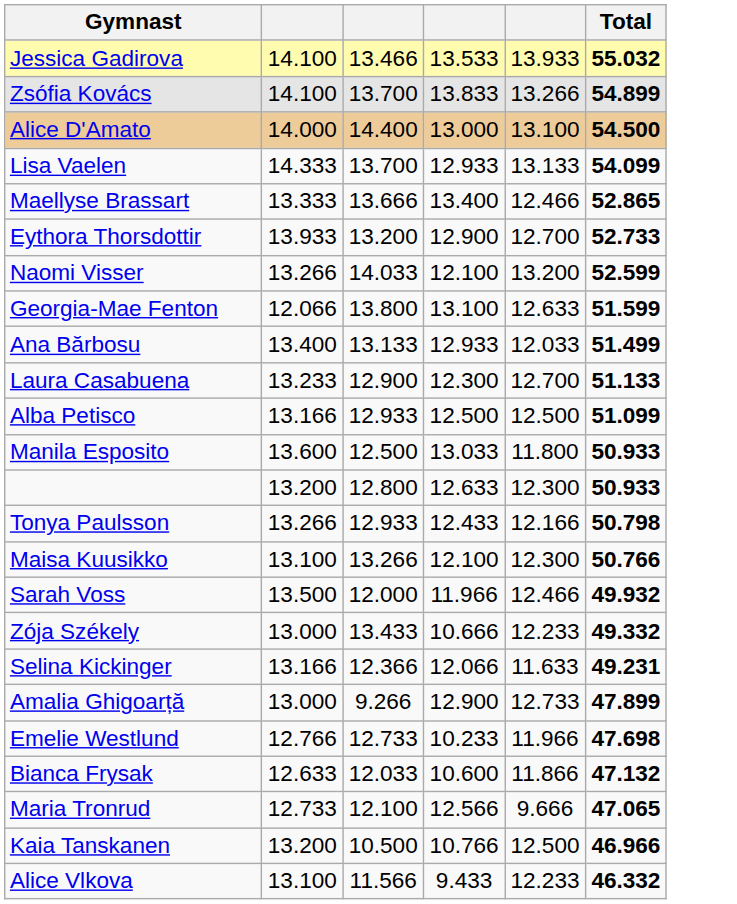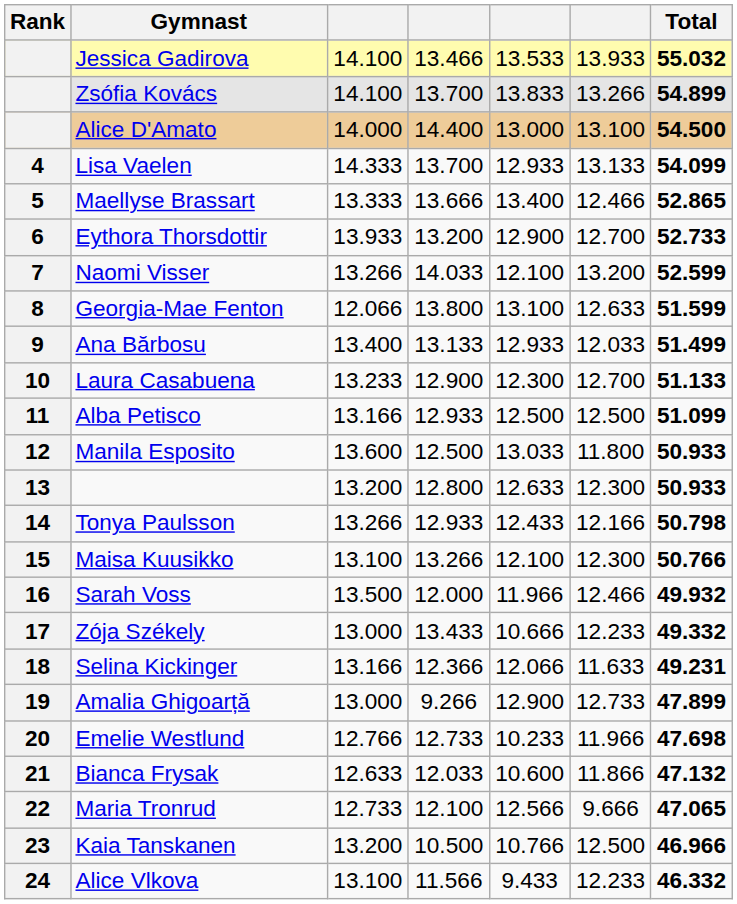+ column: (37, 22)
